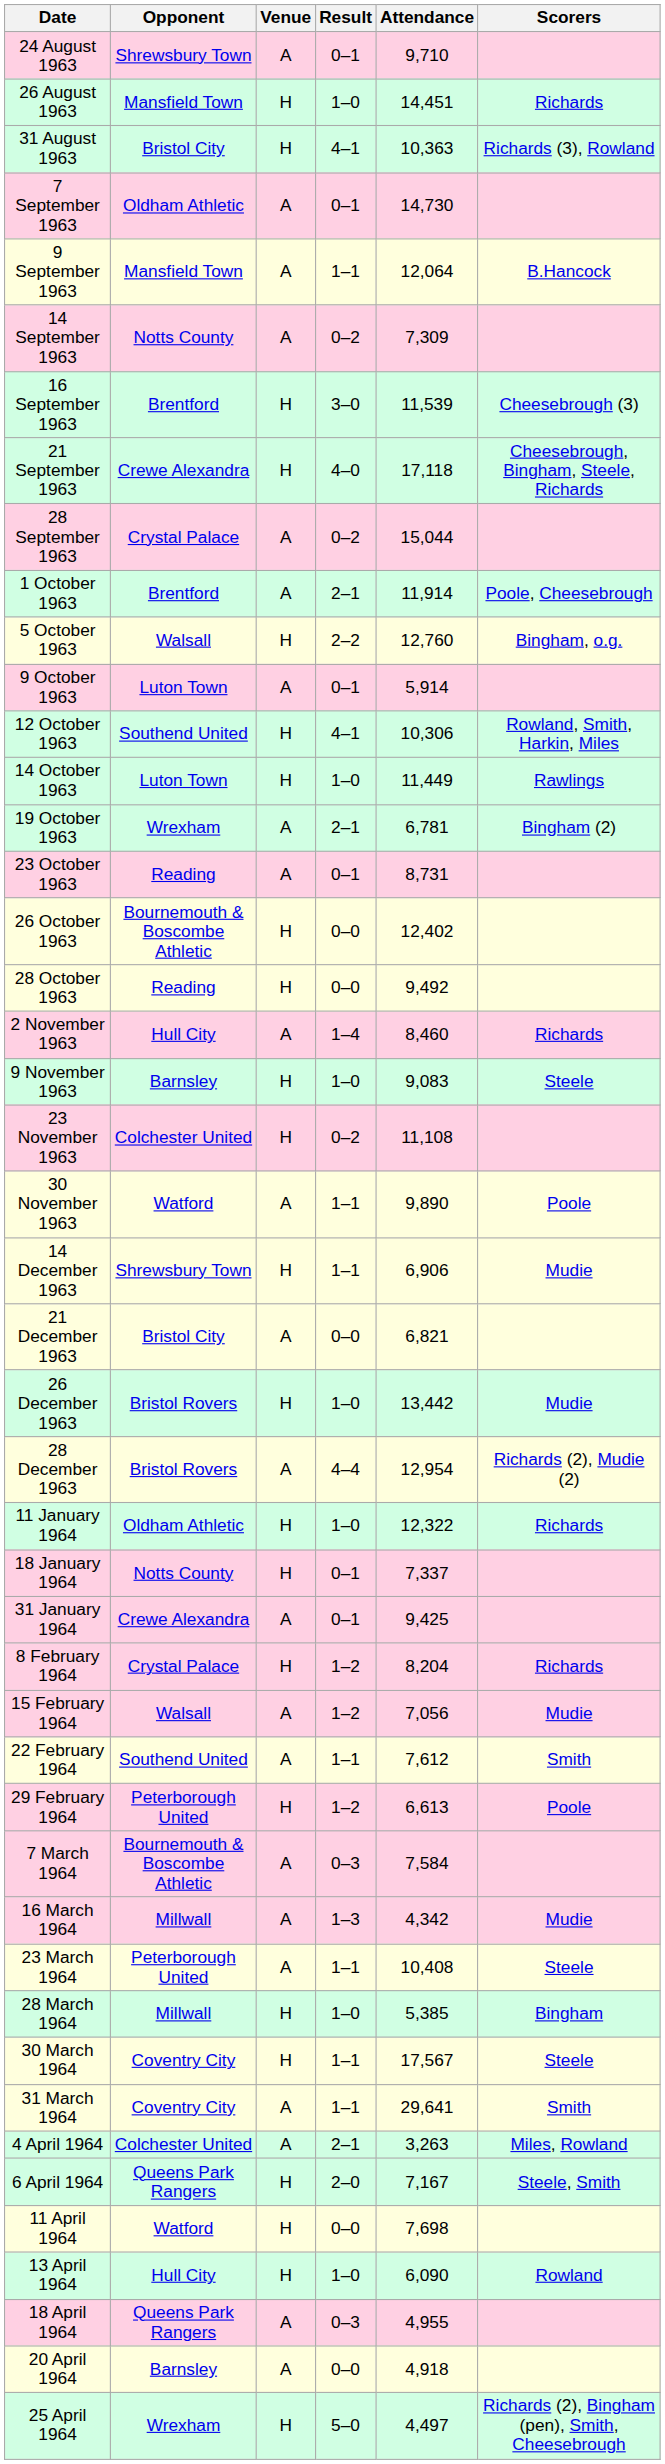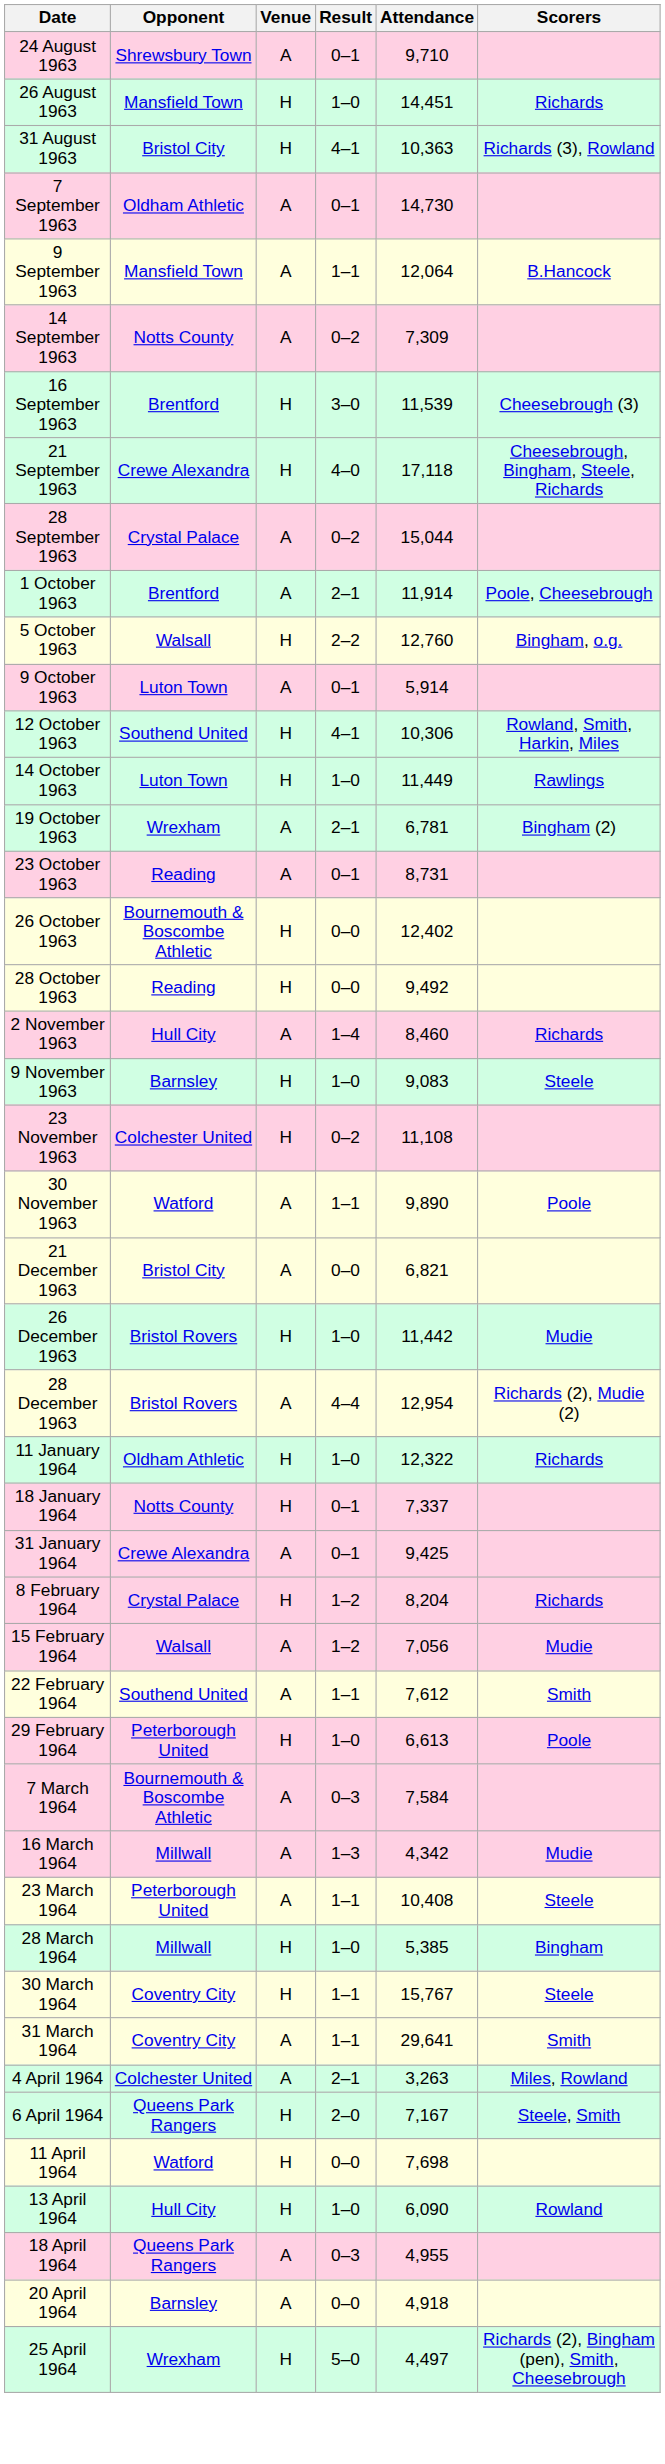- row: (58, 1270)
(427, 1403) 13,442 -> (427, 1336) 11,442
(346, 1807) 1–2 -> (346, 1740) 1–0
(427, 2060) 17,567 -> (427, 1994) 15,767
